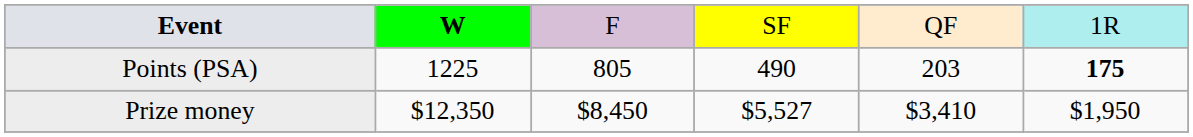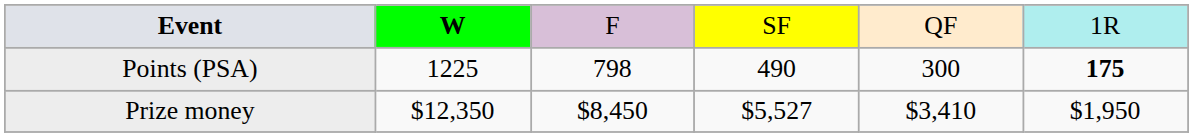(612, 68) 805 -> (612, 68) 798
(941, 68) 203 -> (941, 68) 300
